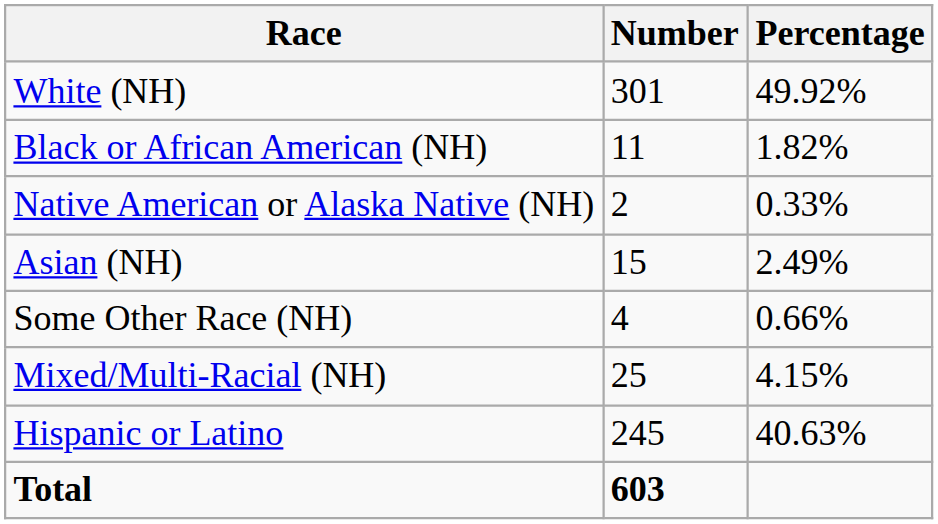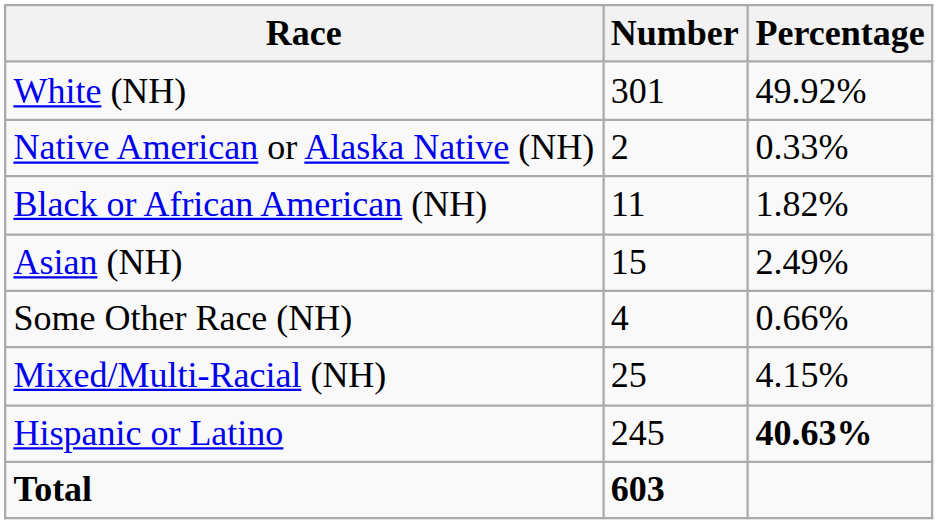rows swapped: (250, 147) <-> (304, 204)
(811, 432) normal -> (814, 432) bold
